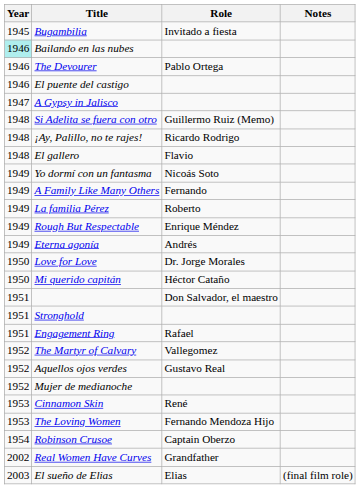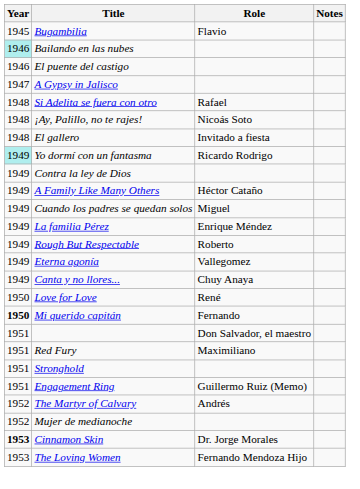(201, 31) Invitado a fiesta -> (212, 31) Flavio
- row: (66, 66)
(219, 119) Guillermo Ruiz (Memo) -> (212, 102) Rafael
(202, 137) Ricardo Rodrigo -> (225, 119) Nicoás Soto
(179, 155) Flavio -> (234, 137) Invitado a fiesta
(18, 173) no background -> (18, 155) paleturquoise background
(192, 173) Nicoás Soto -> (235, 155) Ricardo Rodrigo
+ row: (83, 173)
(186, 191) Fernando -> (230, 191) Héctor Cataño
+ row: (113, 208)
(183, 208) Roberto -> (235, 226) Enrique Méndez
(202, 226) Enrique Méndez -> (216, 244) Roberto
(181, 244) Andrés -> (224, 262) Vallegomez
+ row: (77, 279)
(205, 262) Dr. Jorge Morales -> (209, 297) René
(18, 279) normal -> (18, 315) bold
(197, 279) Héctor Cataño -> (219, 315) Fernando
+ row: (55, 350)
(179, 333) Rafael -> (252, 386) Guillermo Ruiz (Memo)
(191, 350) Vallegomez -> (214, 404) Andrés
- row: (81, 368)
(18, 404) normal -> (18, 439) bold
(176, 404) René -> (238, 439) Dr. Jorge Morales
- row: (73, 439)
- row: (93, 457)
- row: (74, 475)
